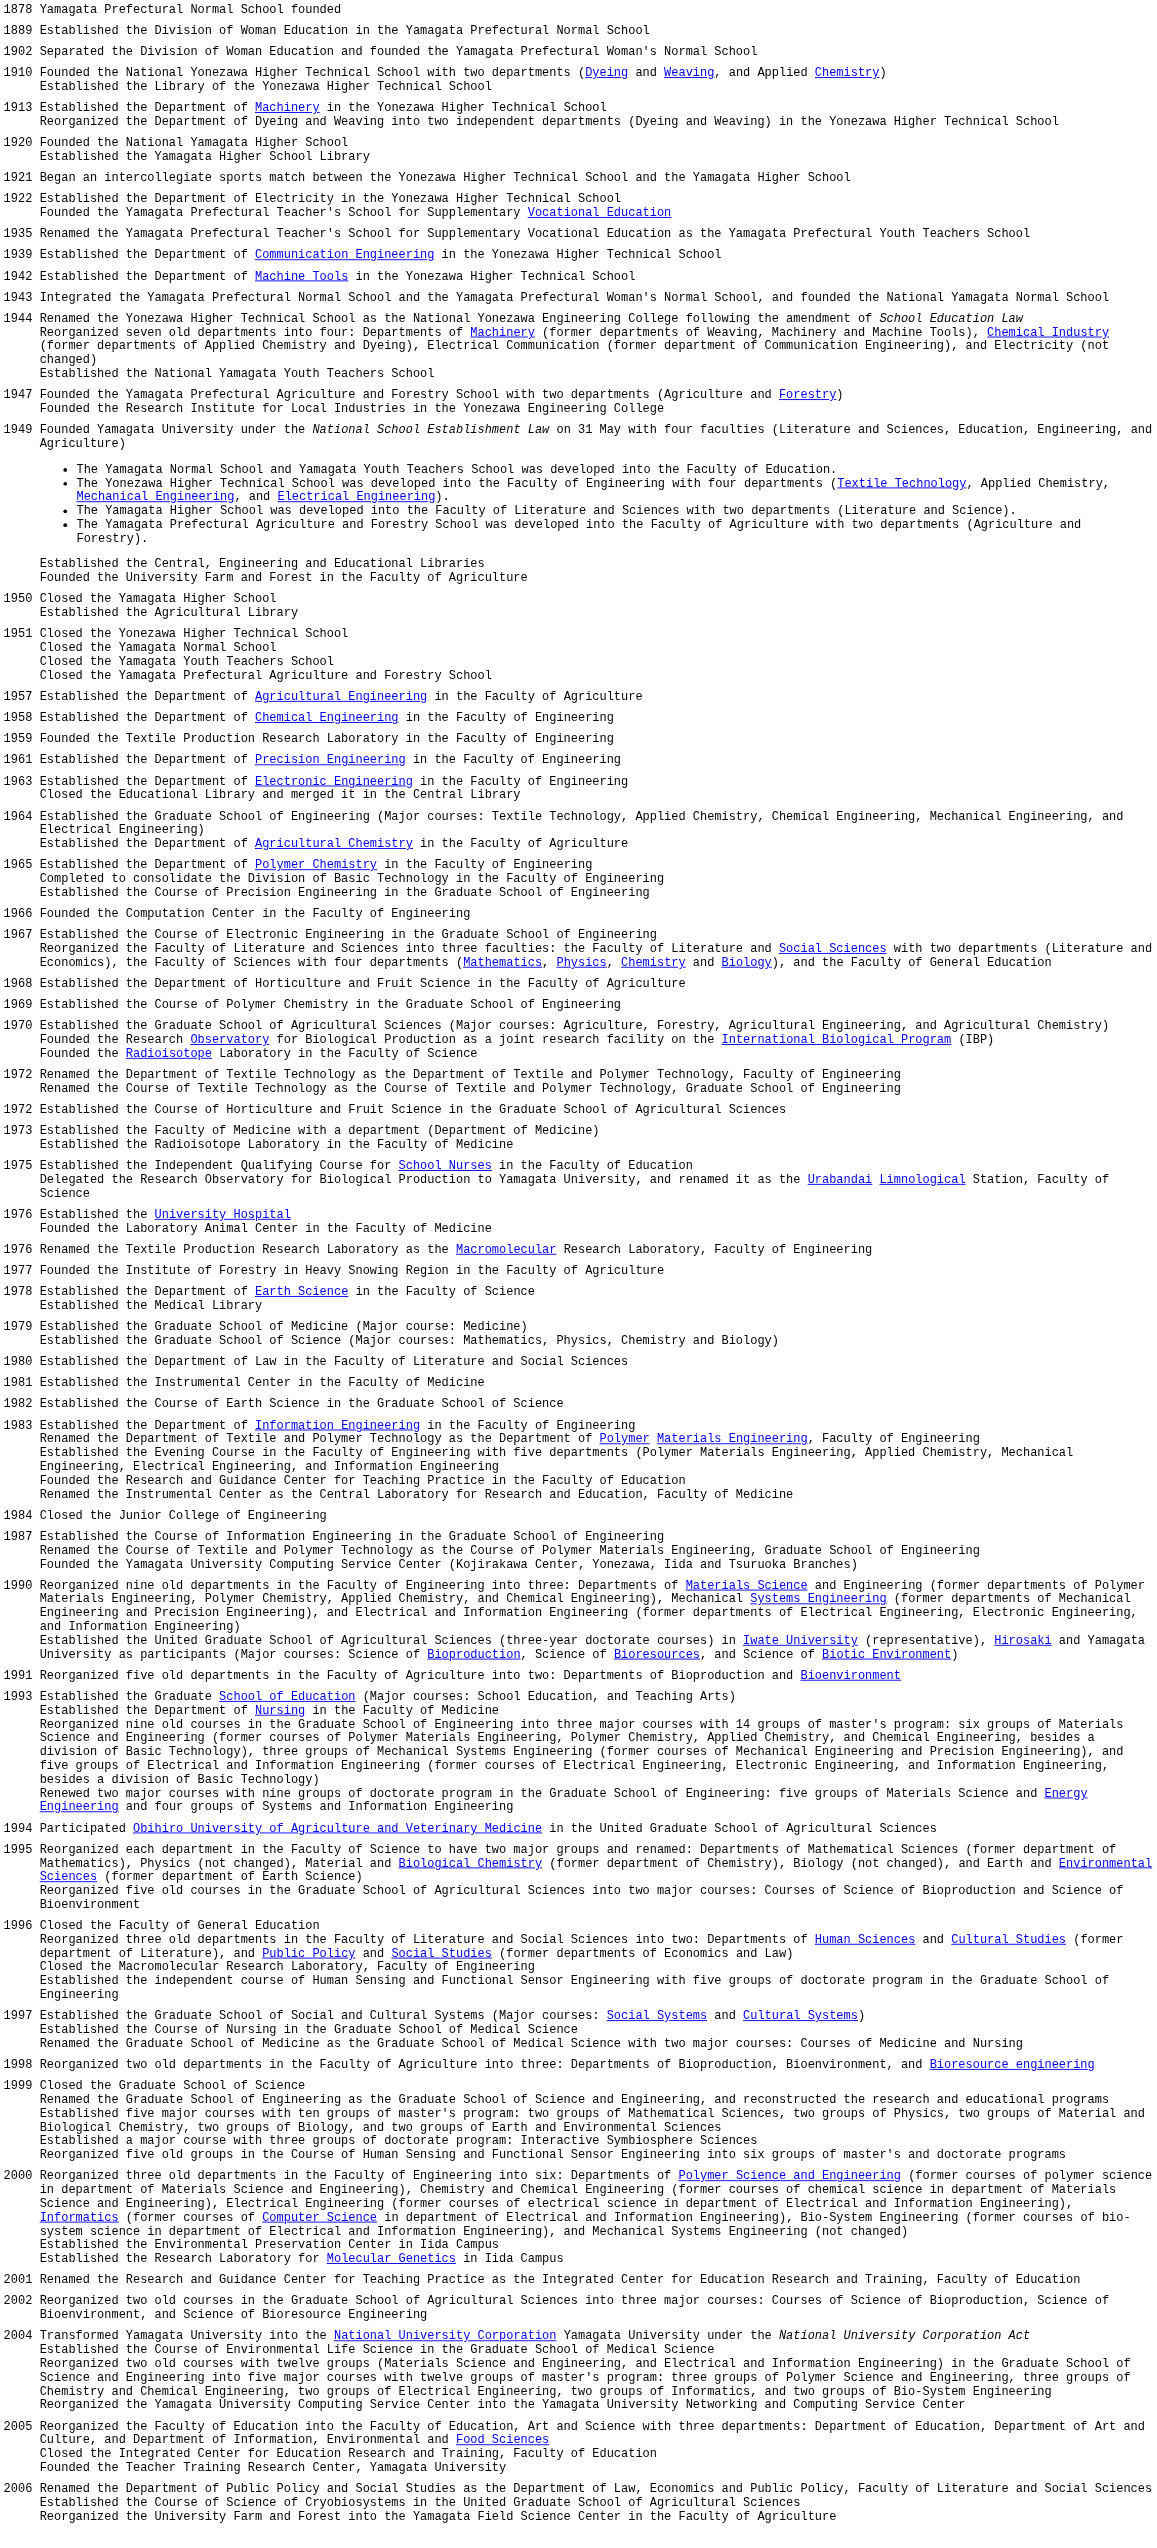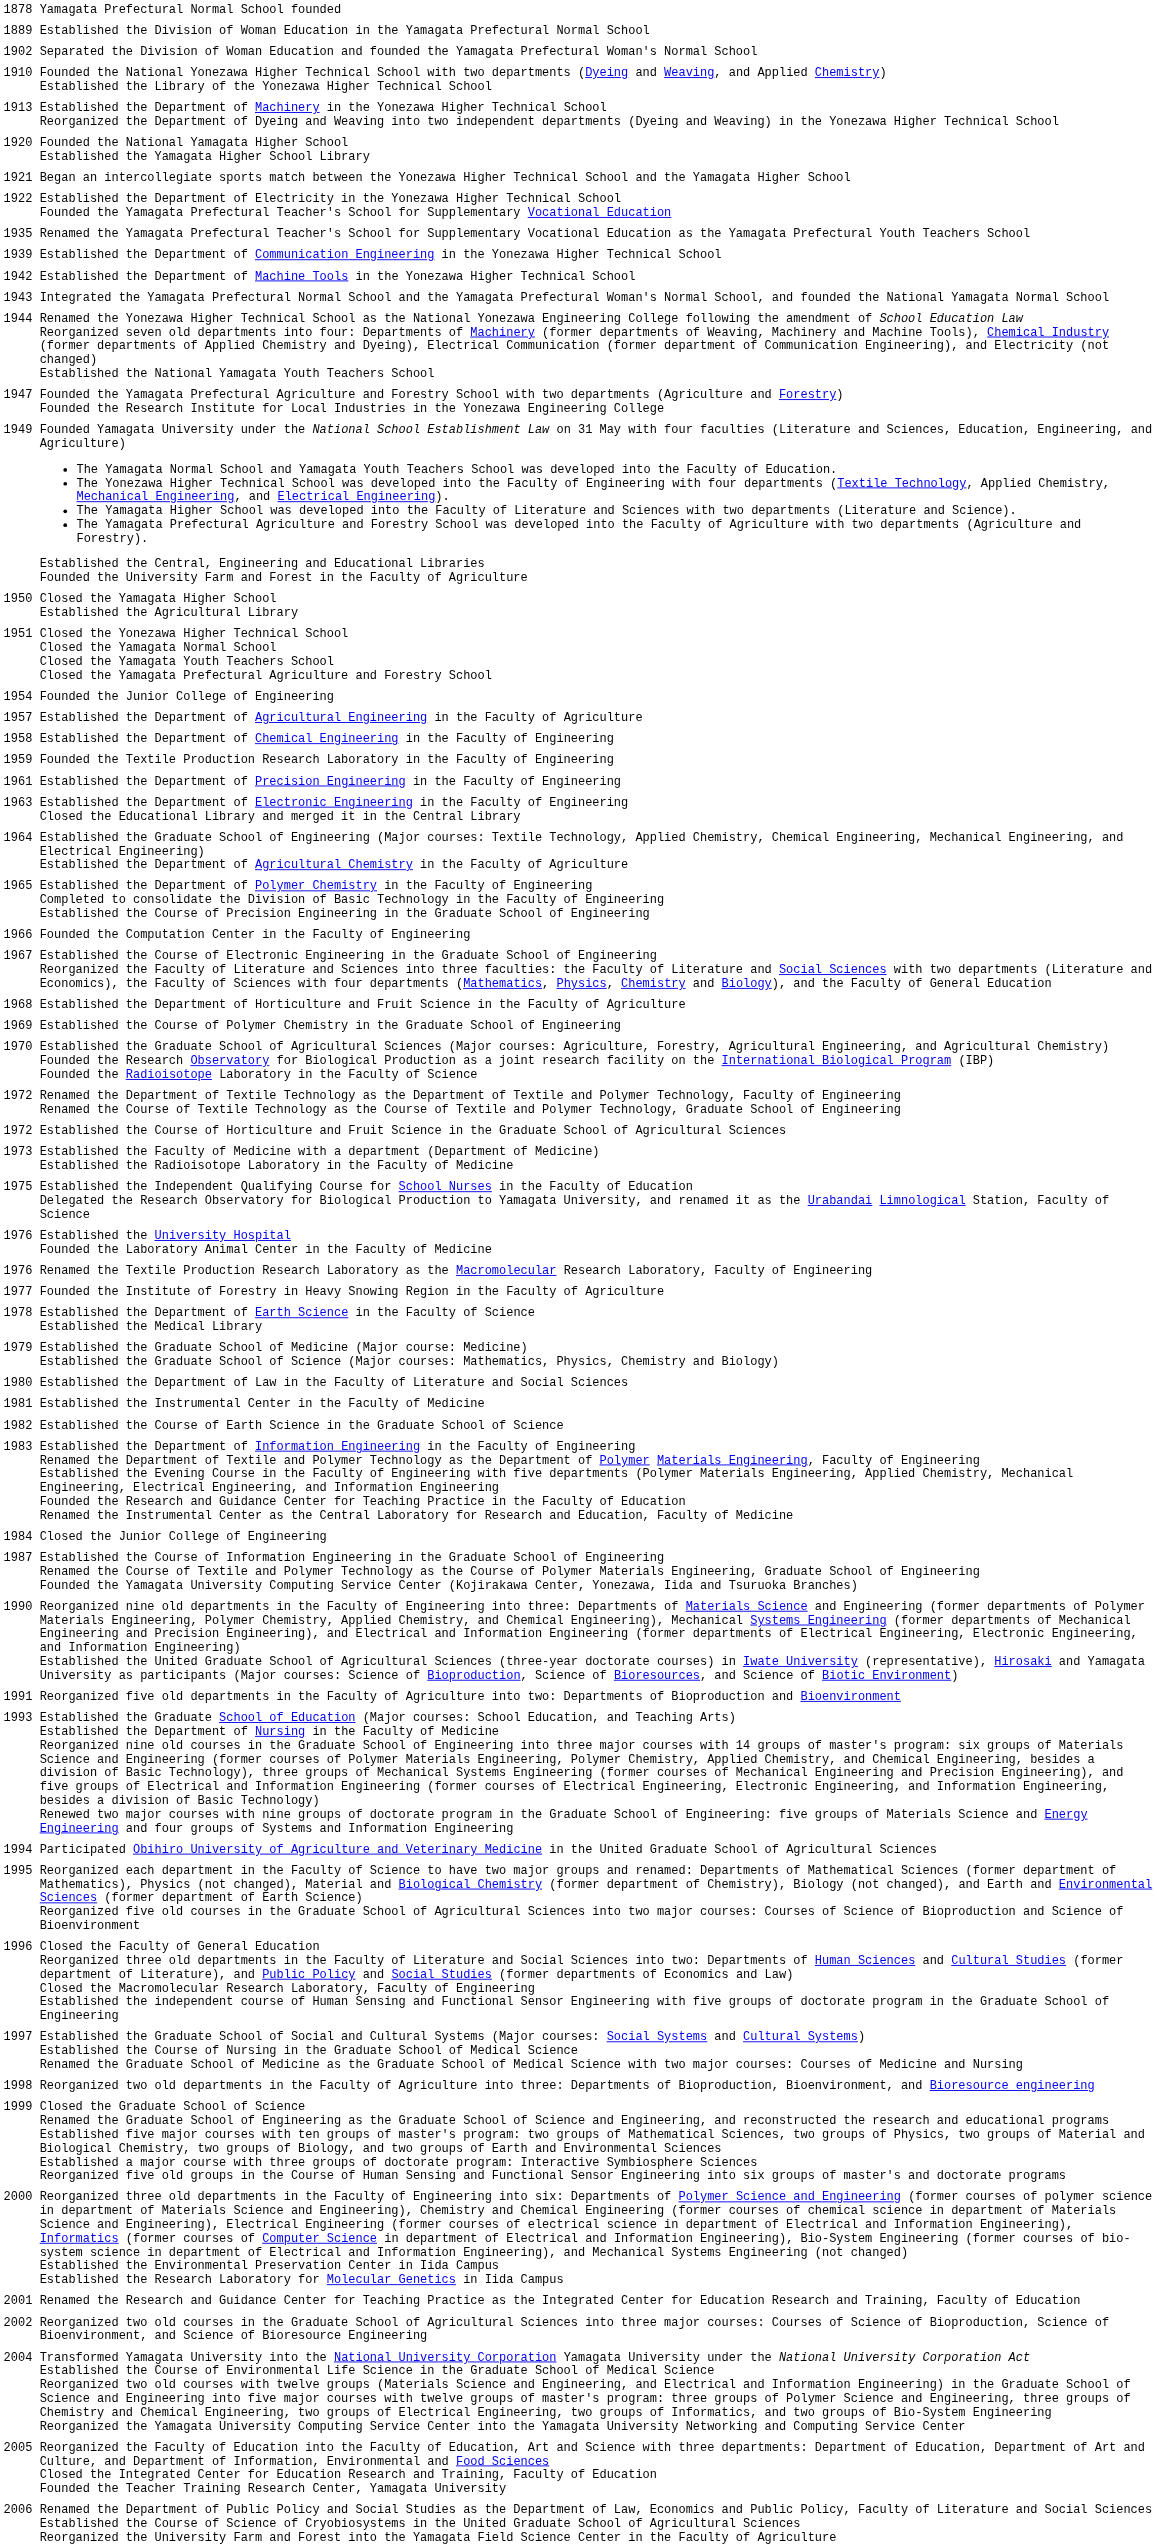+ row: (187, 697)
